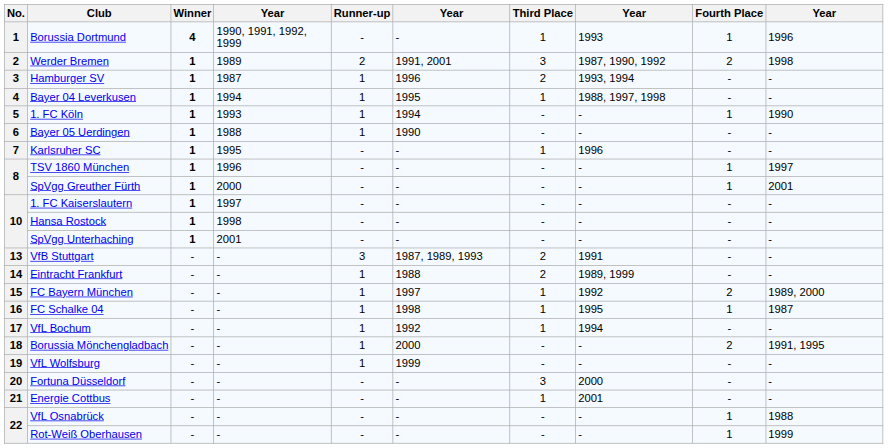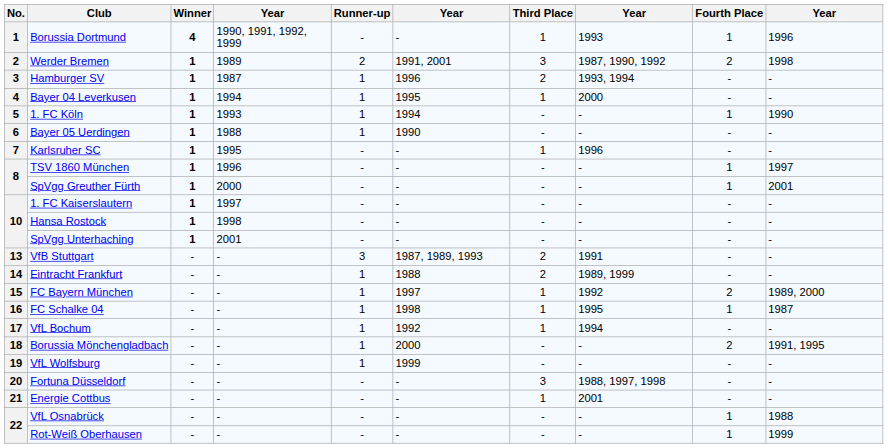(622, 97) 1988, 1997, 1998 -> (591, 97) 2000
(591, 381) 2000 -> (622, 381) 1988, 1997, 1998
